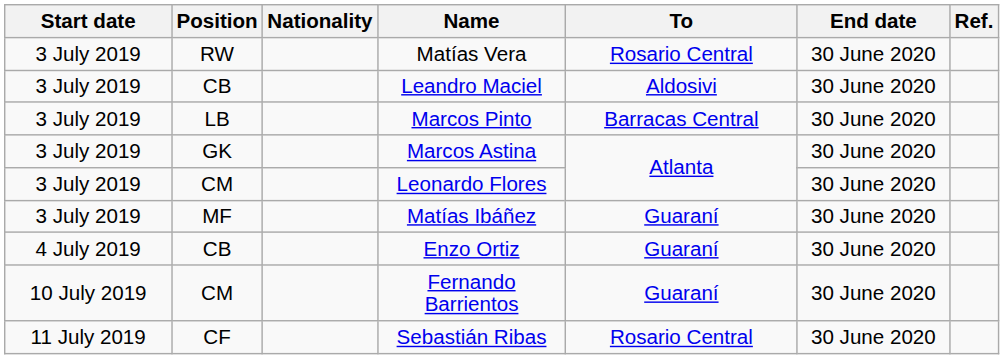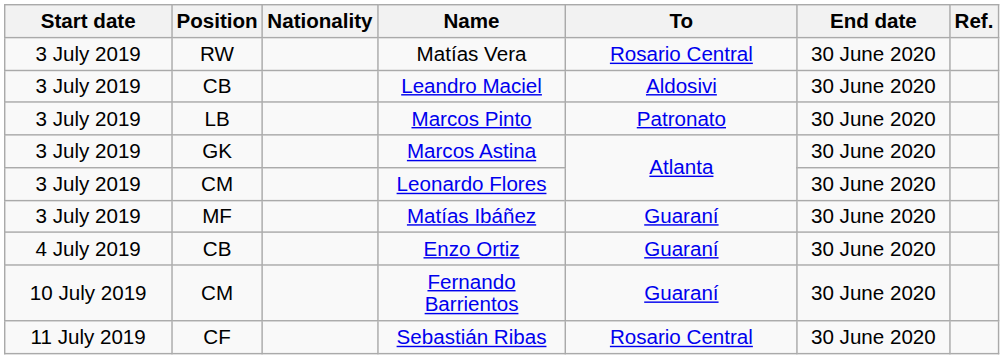(681, 119) Barracas Central -> (681, 119) Patronato
